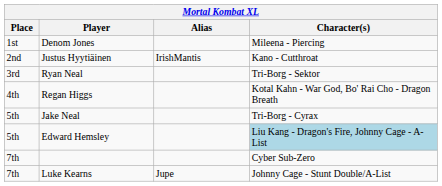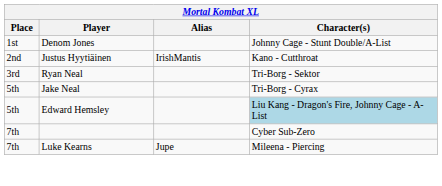(288, 43) Mileena - Piercing -> (321, 43) Johnny Cage - Stunt Double/A-List
- row: (67, 95)
(321, 173) Johnny Cage - Stunt Double/A-List -> (288, 147) Mileena - Piercing
